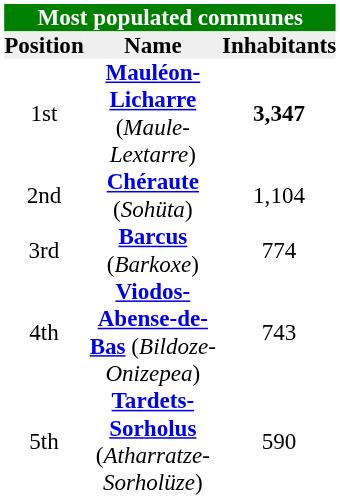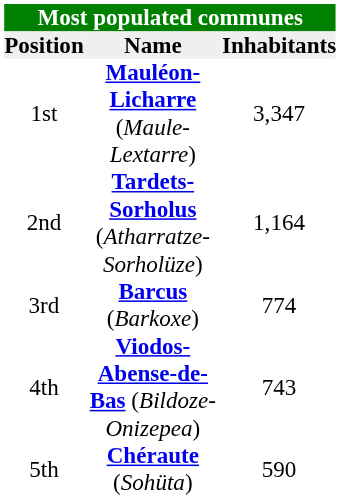(279, 113) bold -> (279, 113) normal
(153, 195) Chéraute (Sohüta) -> (153, 222) Tardets-Sorholus (Atharratze-Sorholüze)
(279, 195) 1,104 -> (279, 222) 1,164
(153, 441) Tardets-Sorholus (Atharratze-Sorholüze) -> (153, 468) Chéraute (Sohüta)
